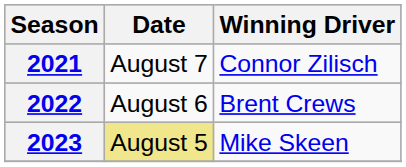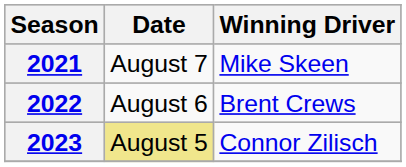(299, 64) Connor Zilisch -> (284, 64) Mike Skeen
(284, 142) Mike Skeen -> (299, 142) Connor Zilisch
